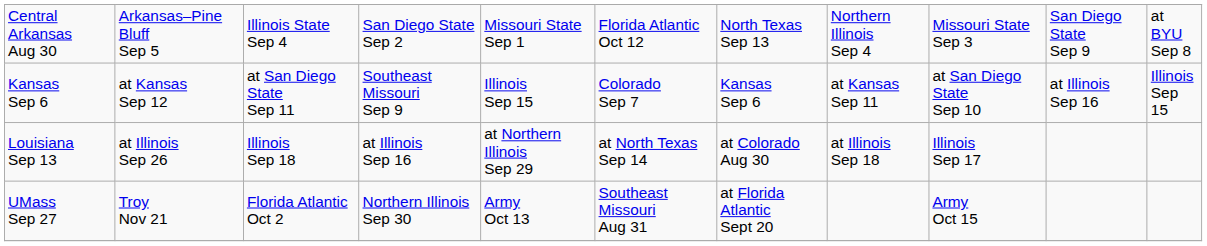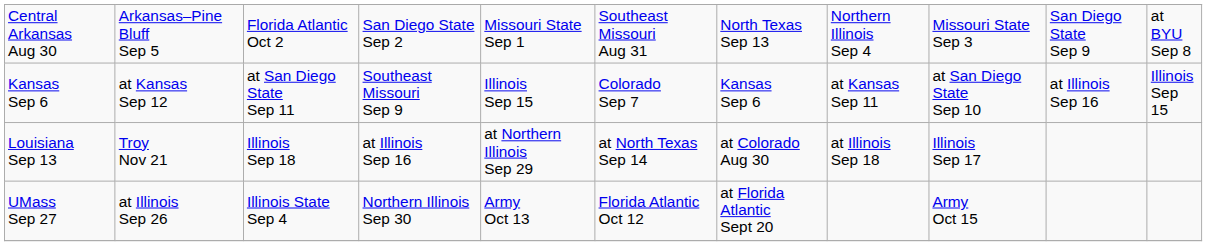(288, 33) Illinois State Sep 4 -> (297, 33) Florida Atlantic Oct 2
(649, 33) Florida Atlantic Oct 12 -> (633, 33) Southeast Missouri Aug 31
(149, 151) at Illinois Sep 26 -> (143, 151) Troy Nov 21
(143, 210) Troy Nov 21 -> (149, 210) at Illinois Sep 26
(297, 210) Florida Atlantic Oct 2 -> (288, 210) Illinois State Sep 4
(633, 210) Southeast Missouri Aug 31 -> (649, 210) Florida Atlantic Oct 12
